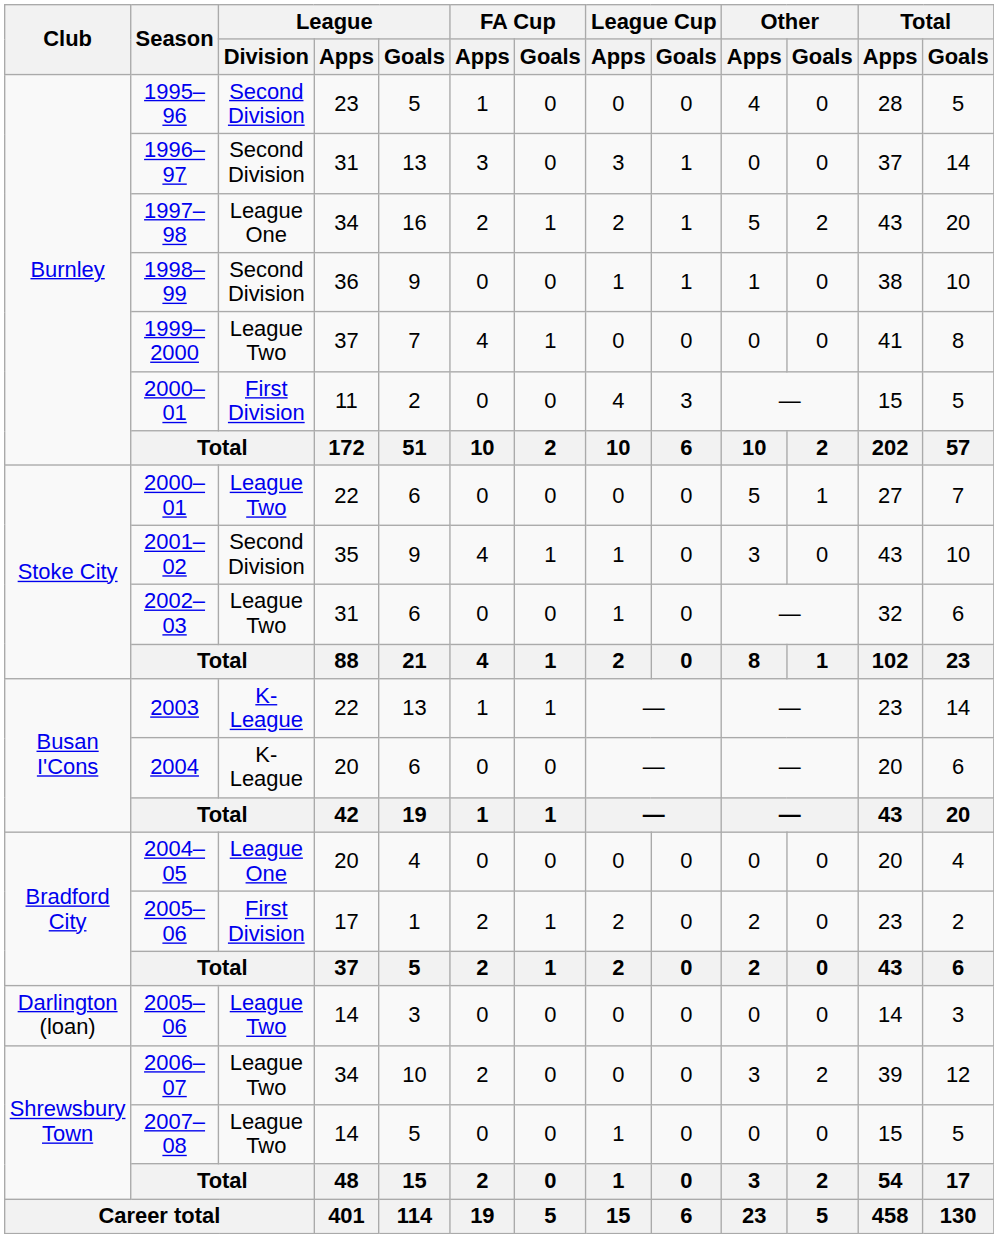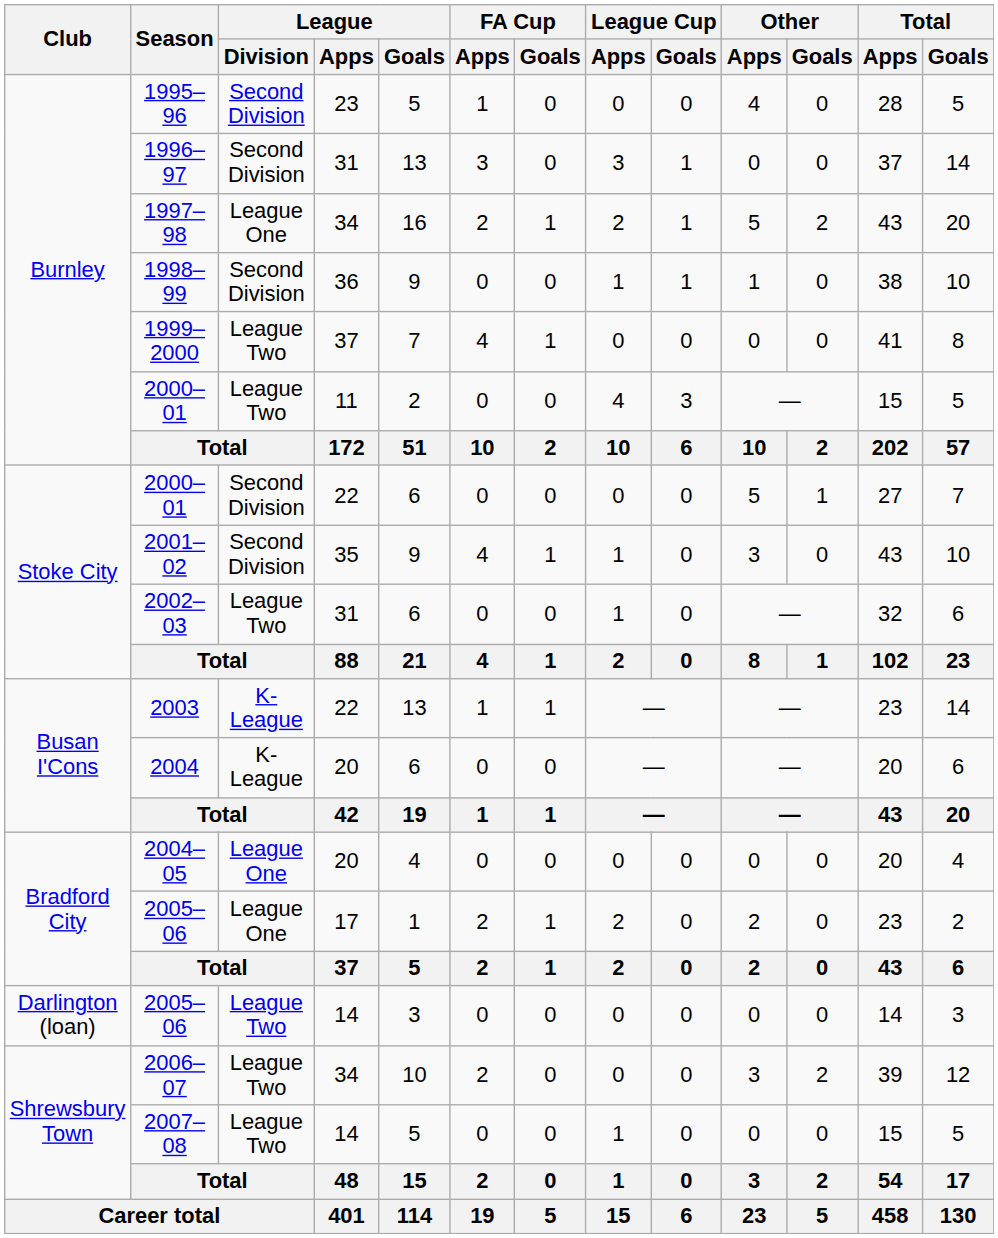(266, 400) First Division -> (266, 400) League Two
(266, 495) League Two -> (266, 495) Second Division
(266, 921) First Division -> (266, 921) League One
